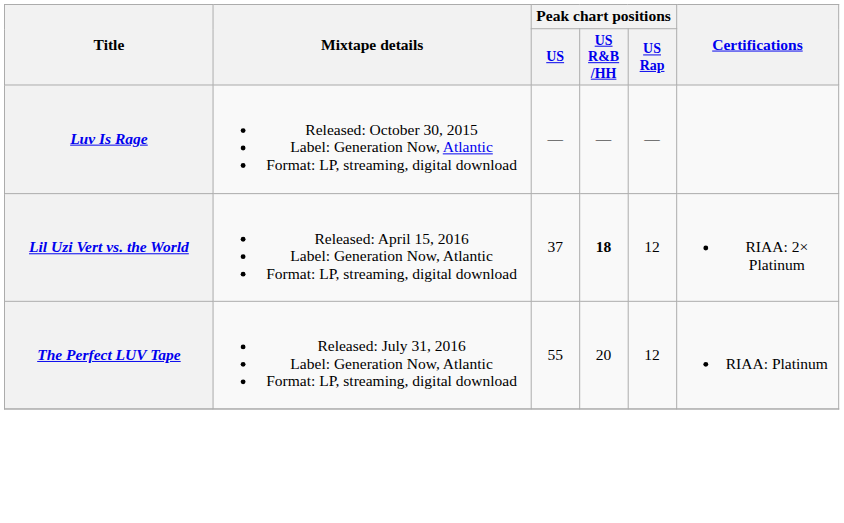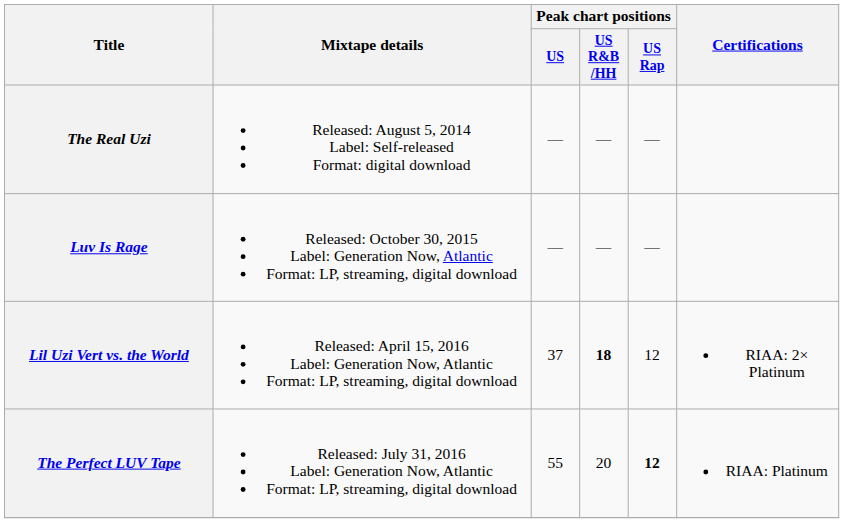+ row: (109, 139)
(652, 355) normal -> (652, 463) bold
